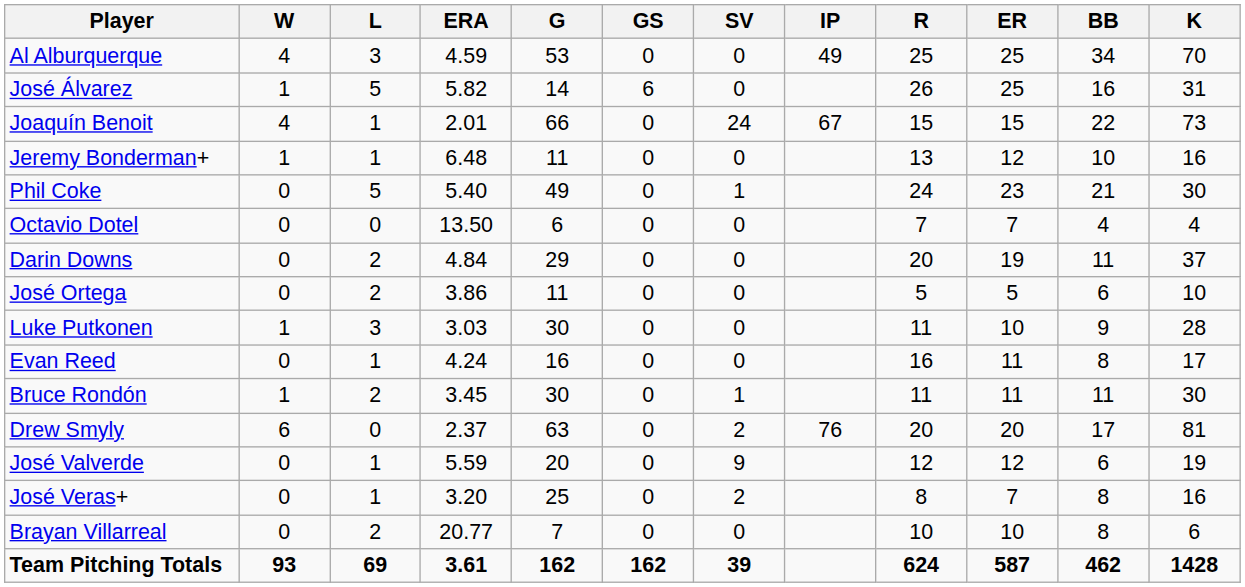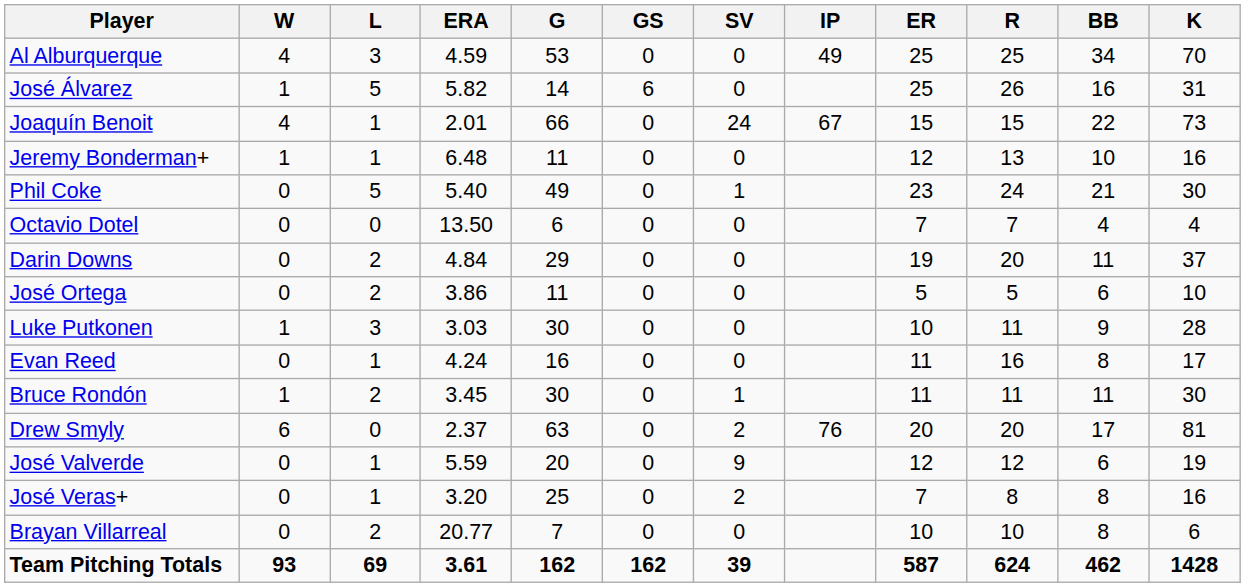columns swapped: (921, 21) <-> (1012, 21)
